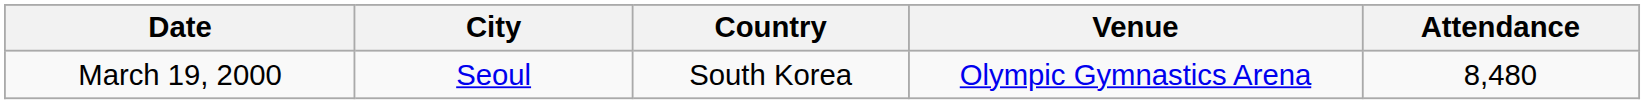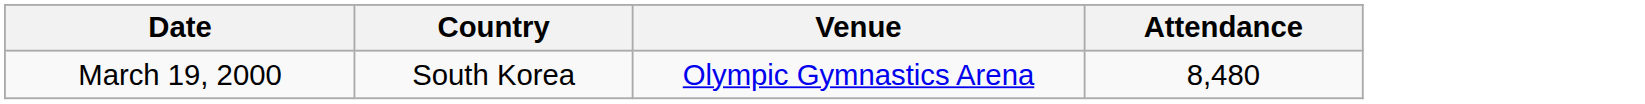- column: (494, 27)
